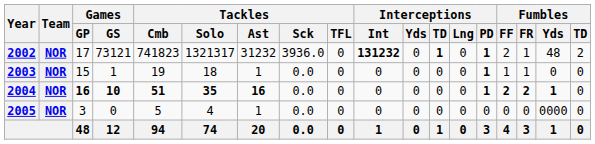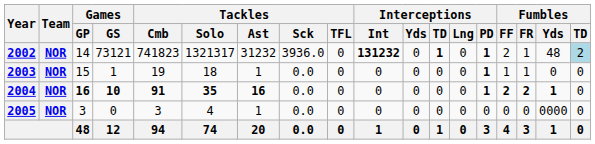(83, 53) 17 -> (83, 53) 14
(580, 53) no background -> (580, 53) lightblue background
(158, 91) 51 -> (158, 91) 91
(158, 110) 5 -> (158, 110) 3
